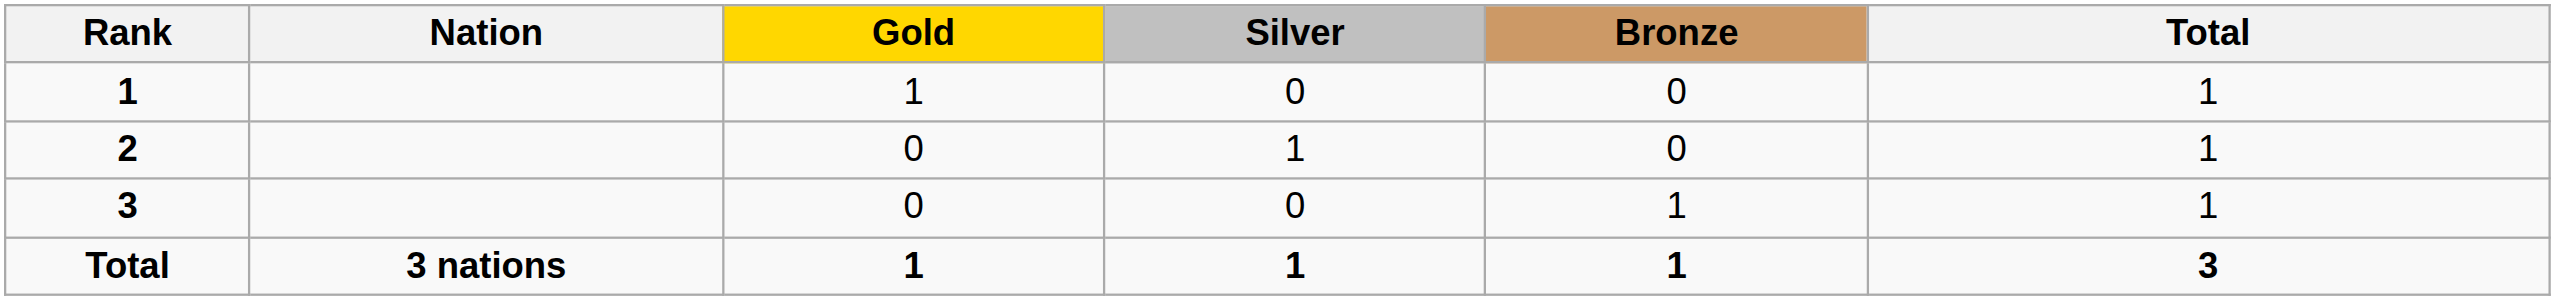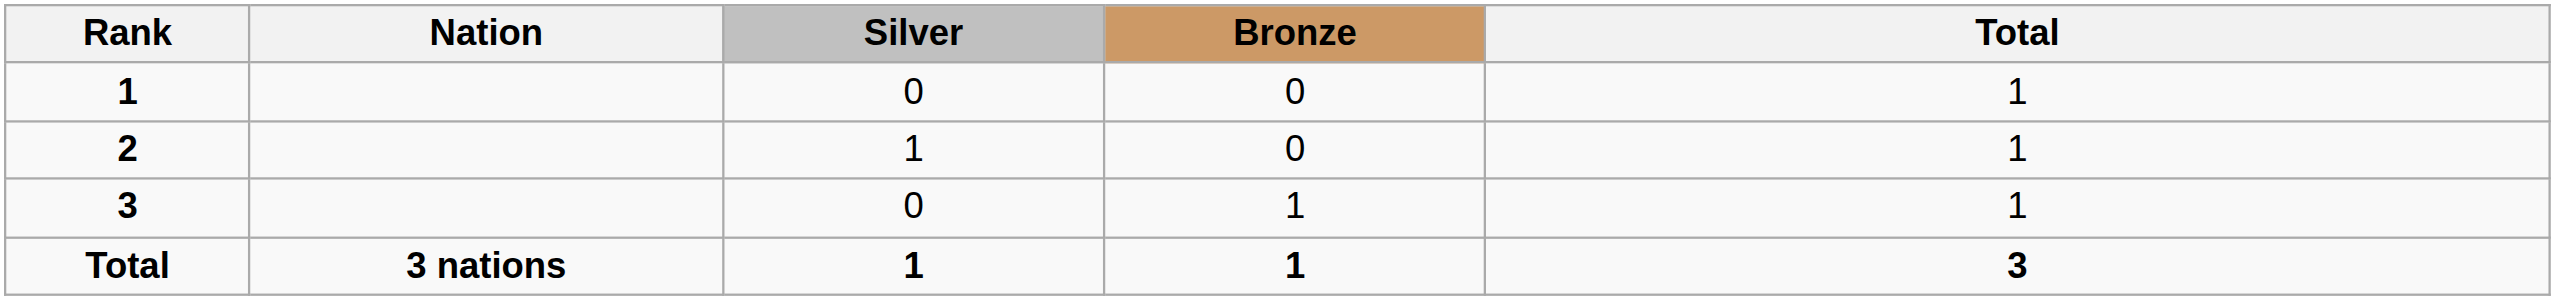- column: (914, 33)
